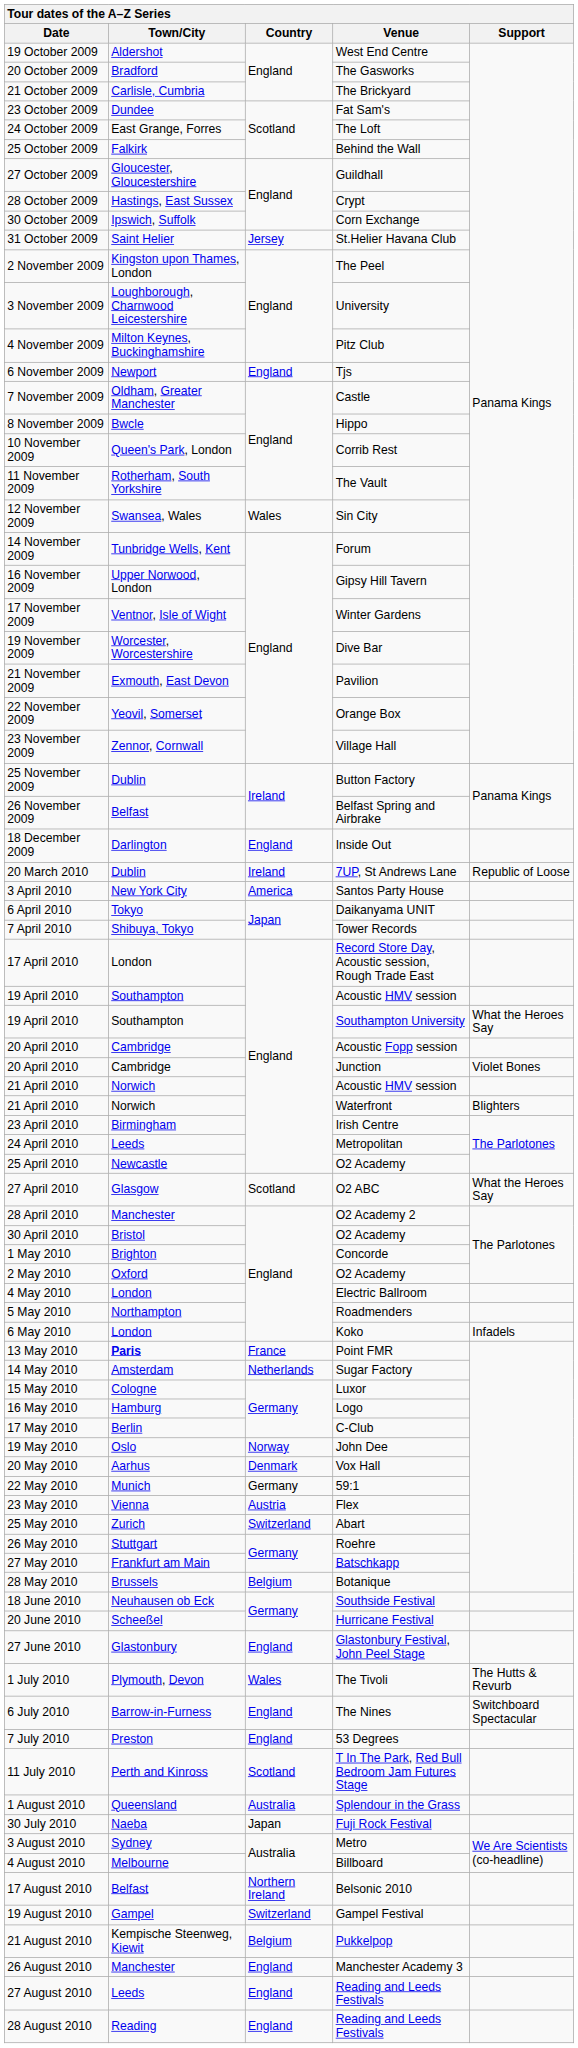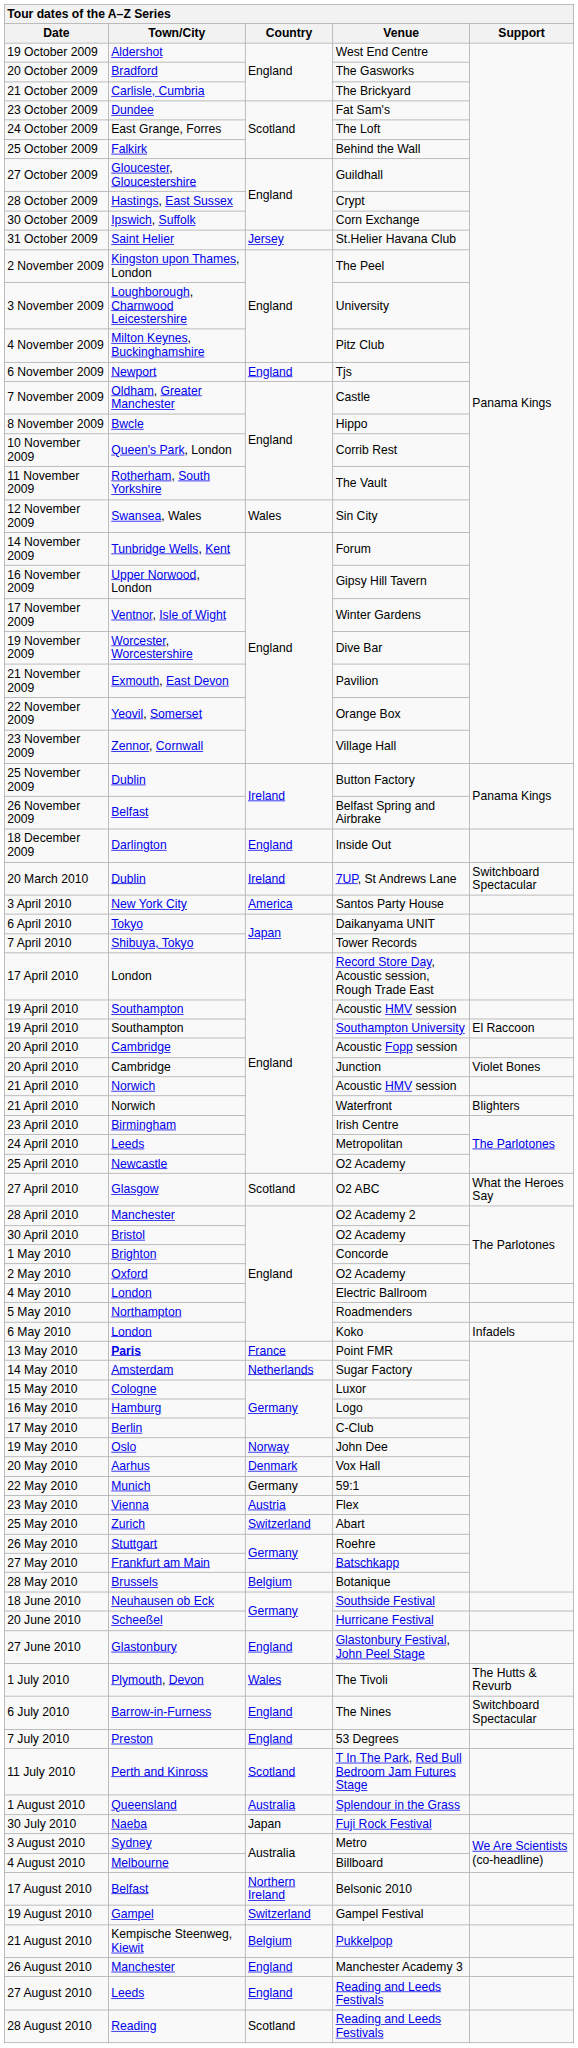(521, 871) Republic of Loose -> (506, 878) Switchboard Spectacular
(518, 1021) What the Heroes Say -> (503, 1028) El Raccoon
(270, 2026) England -> (272, 2026) Scotland
